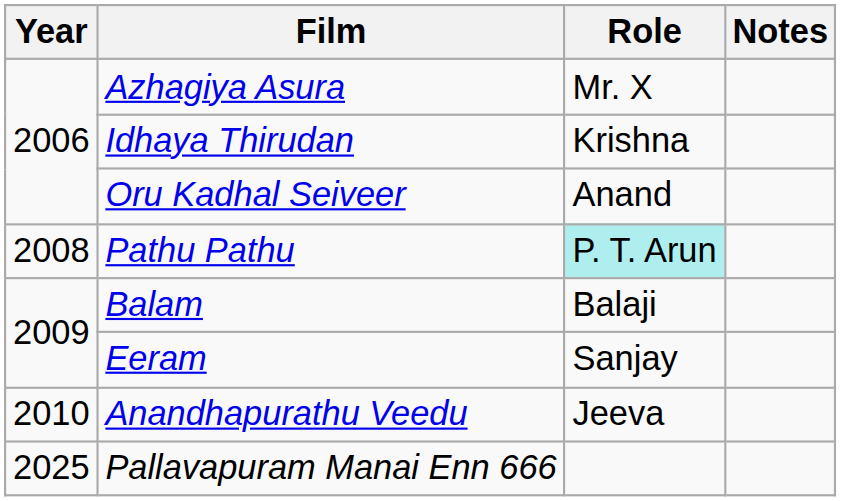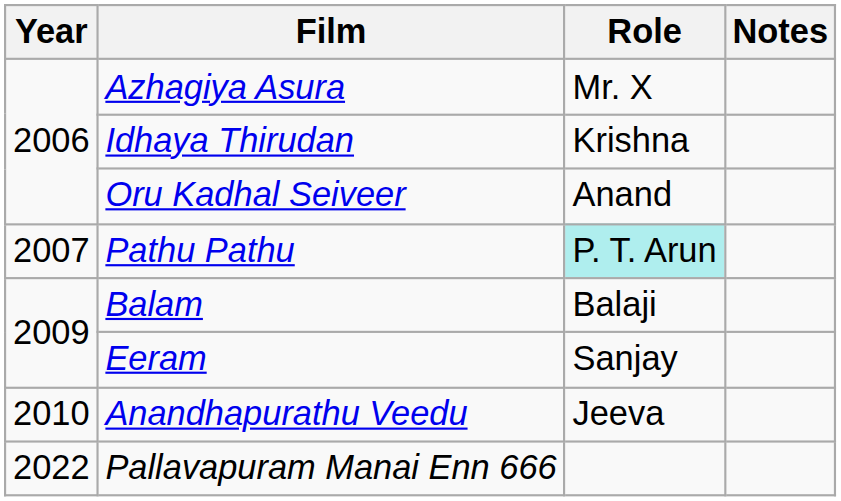(51, 250) 2008 -> (51, 250) 2007
(51, 468) 2025 -> (51, 468) 2022
